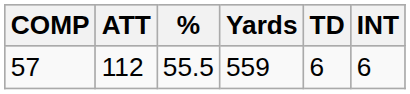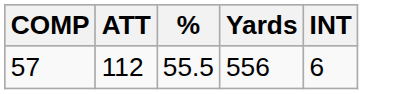- column: (327, 25)
(248, 66) 559 -> (248, 66) 556
